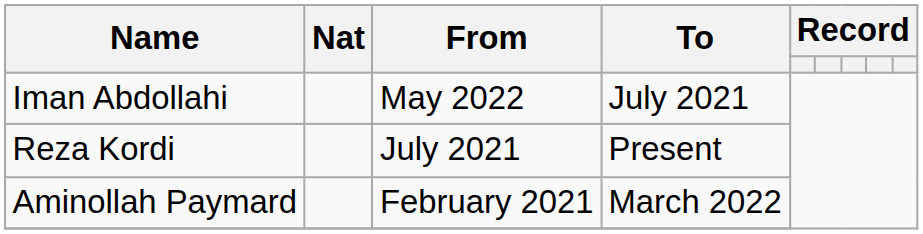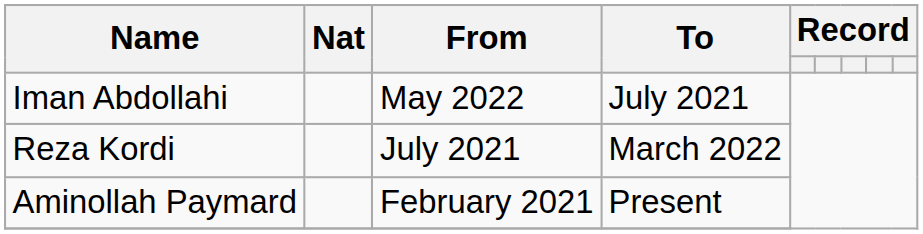(665, 149) Present -> (695, 149) March 2022
(695, 201) March 2022 -> (665, 201) Present
